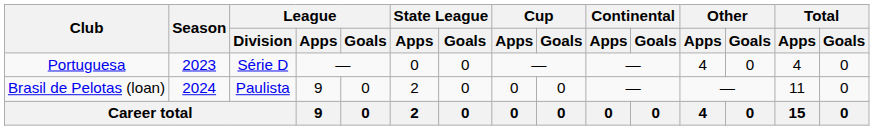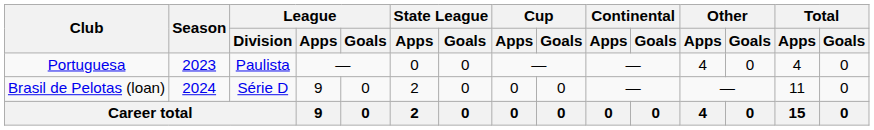(263, 64) Série D -> (263, 64) Paulista
(263, 88) Paulista -> (263, 88) Série D
